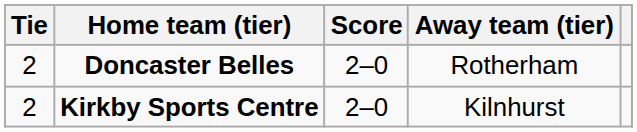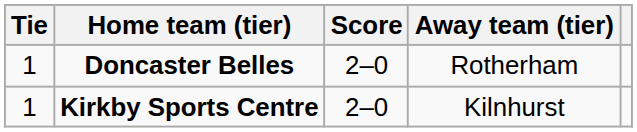(30, 66) 2 -> (30, 66) 1
(30, 106) 2 -> (30, 106) 1
